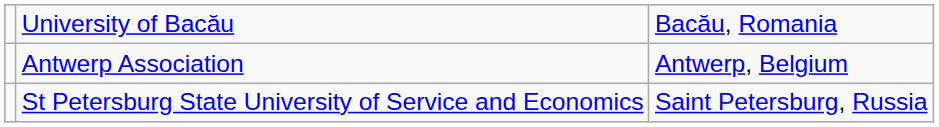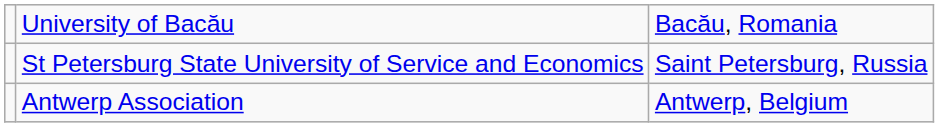rows swapped: (333, 102) <-> (133, 63)
